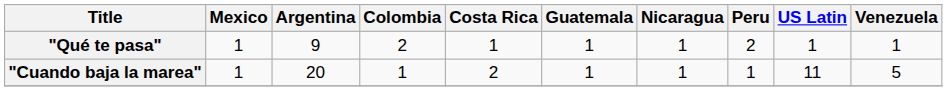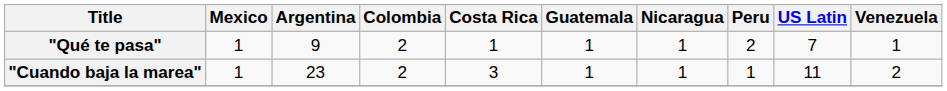(812, 45) 1 -> (812, 45) 7
(315, 72) 20 -> (315, 72) 23
(402, 72) 1 -> (402, 72) 2
(493, 72) 2 -> (493, 72) 3
(896, 72) 5 -> (896, 72) 2
